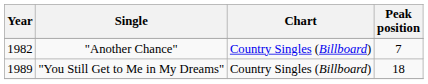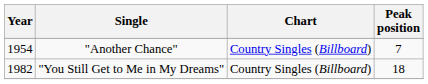(20, 48) 1982 -> (20, 48) 1954
(20, 68) 1989 -> (20, 68) 1982
